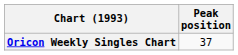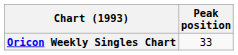(206, 42) 37 -> (206, 42) 33
